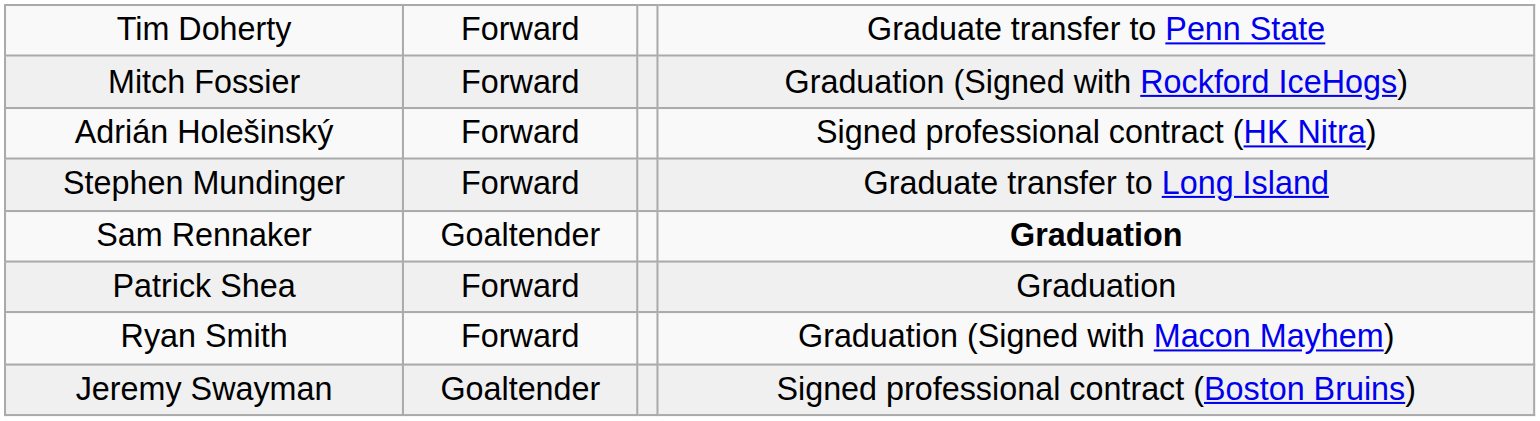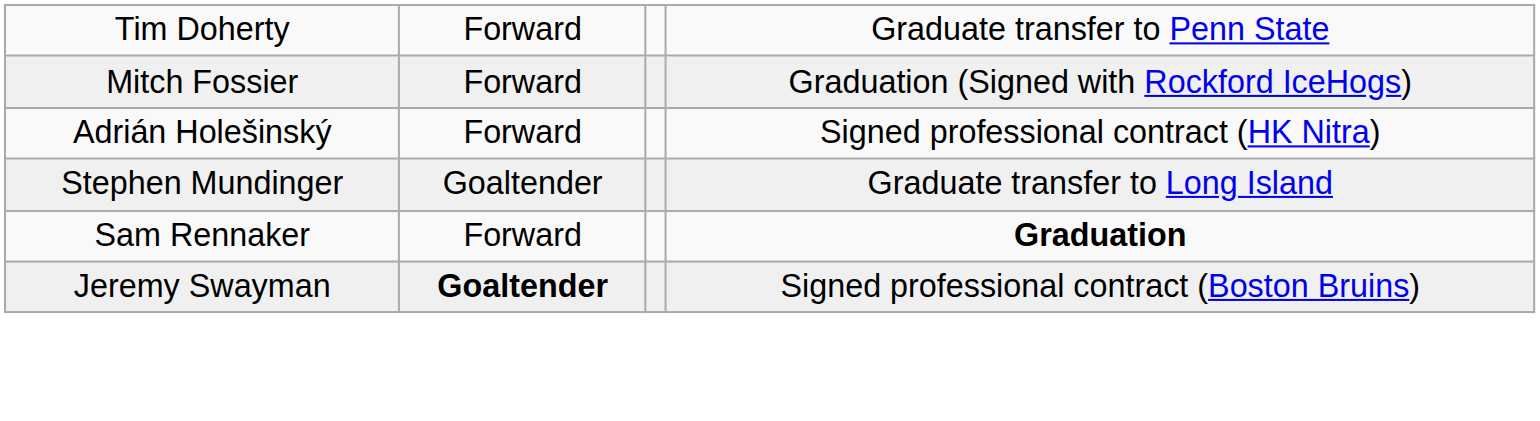(520, 183) Forward -> (523, 183) Goaltender
(520, 235) Goaltender -> (523, 235) Forward
- row: (204, 286)
- row: (204, 337)
(520, 388) normal -> (523, 286) bold
